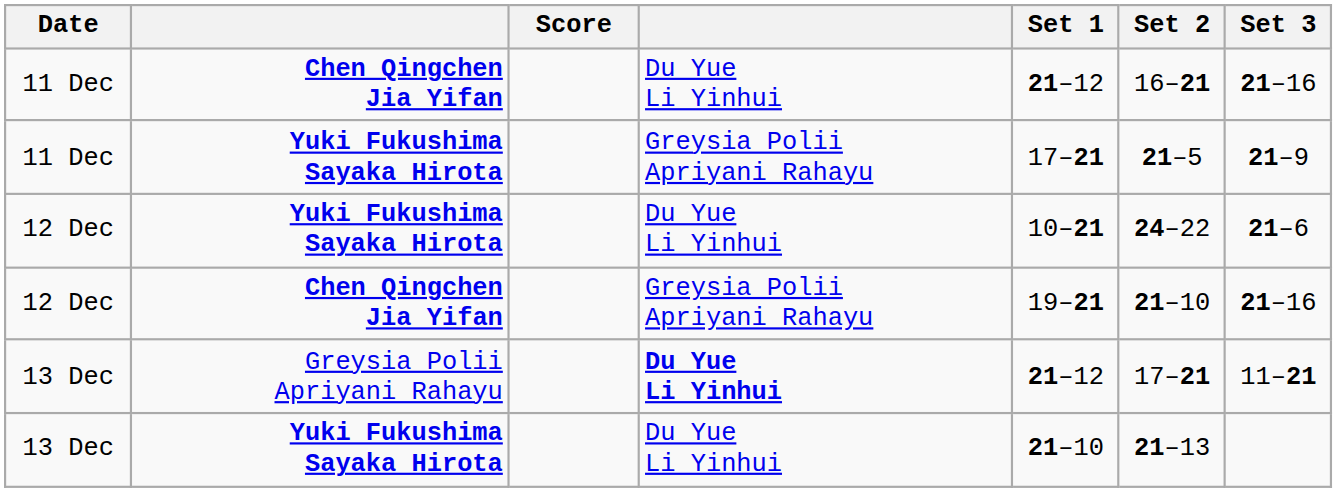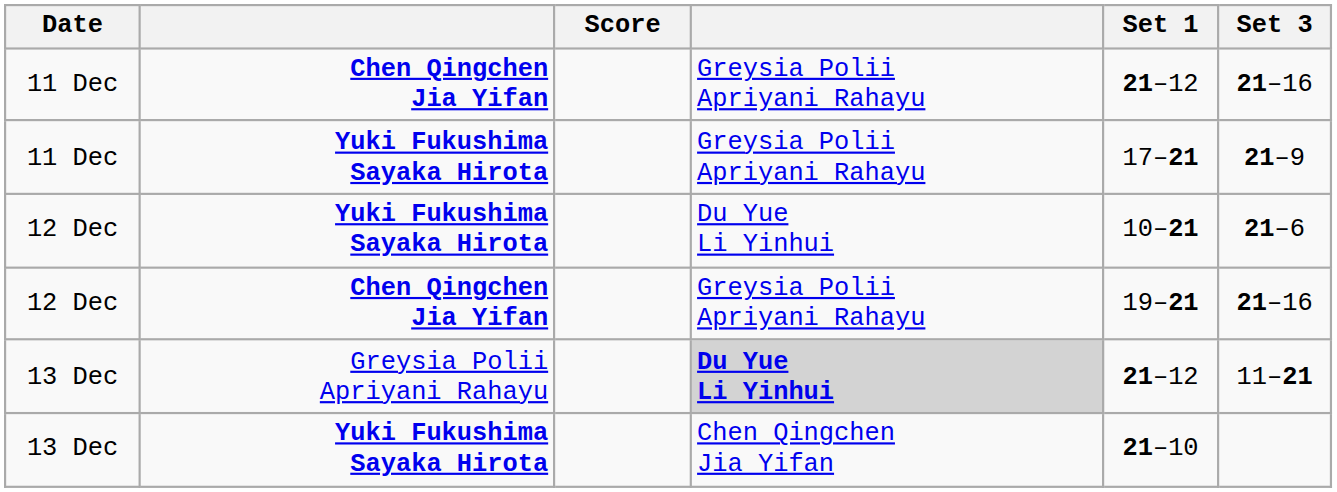- column: (1172, 26)
(714, 84) Du Yue Li Yinhui -> (811, 84) Greysia Polii Apriyani Rahayu
(714, 376) no background -> (766, 376) lightgrey background
(714, 449) Du Yue Li Yinhui -> (796, 449) Chen Qingchen Jia Yifan
